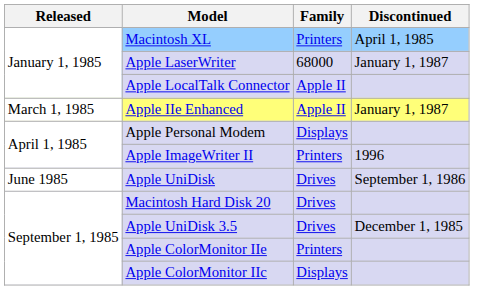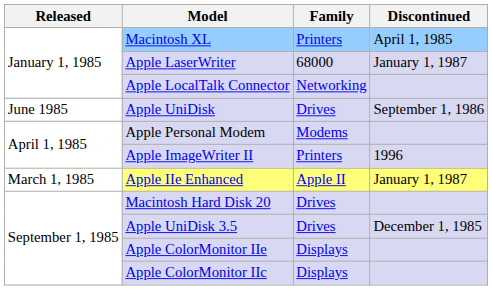(321, 86) Apple II -> (331, 86) Networking
rows swapped: (184, 109) <-> (170, 179)
(322, 132) Displays -> (322, 132) Modems
(319, 249) Printers -> (322, 249) Displays
